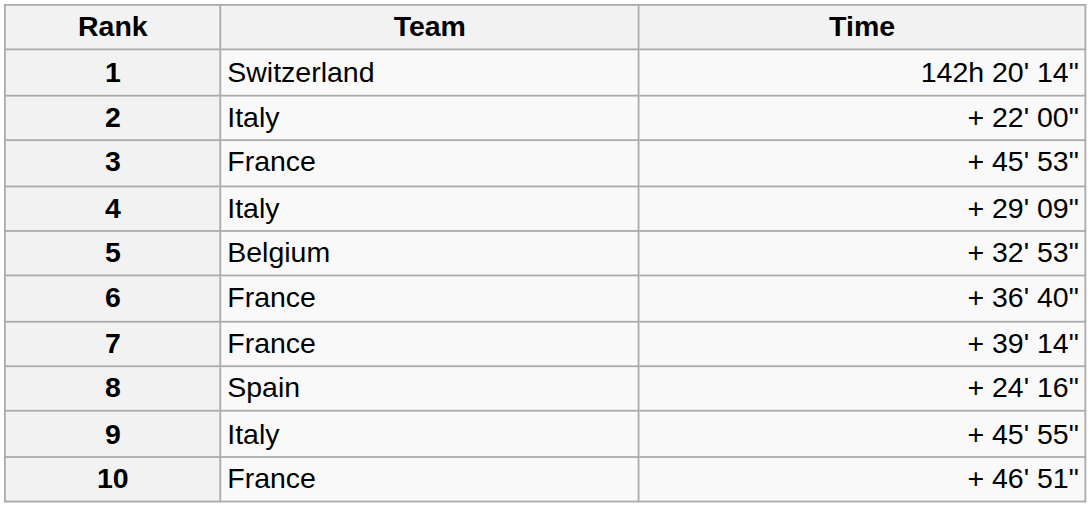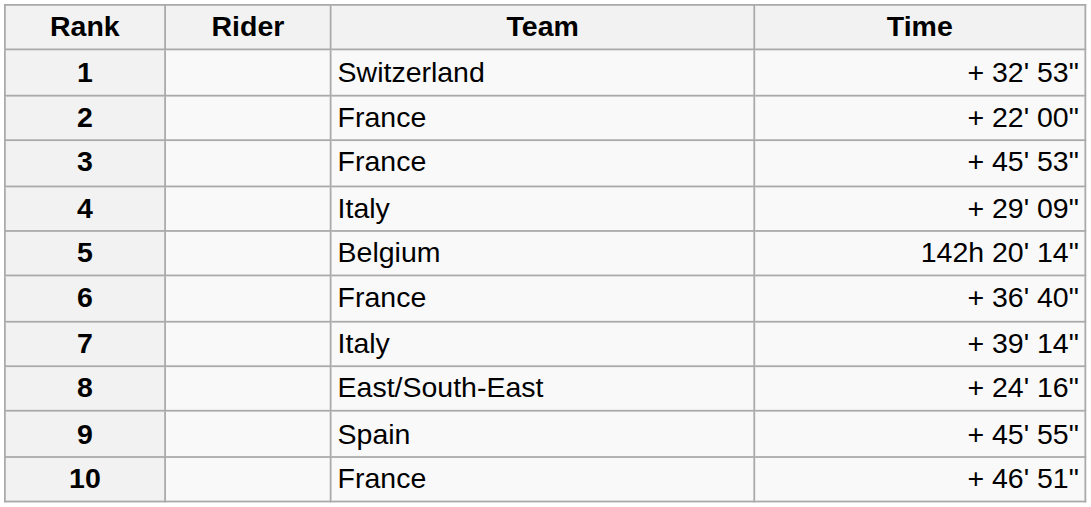+ column: (248, 27)
(1000, 72) 142h 20' 14" -> (1023, 72) + 32' 53"
(253, 117) Italy -> (382, 117) France
(1023, 252) + 32' 53" -> (1000, 252) 142h 20' 14"
(272, 343) France -> (364, 343) Italy
(264, 388) Spain -> (440, 388) East/South-East
(253, 433) Italy -> (374, 433) Spain
